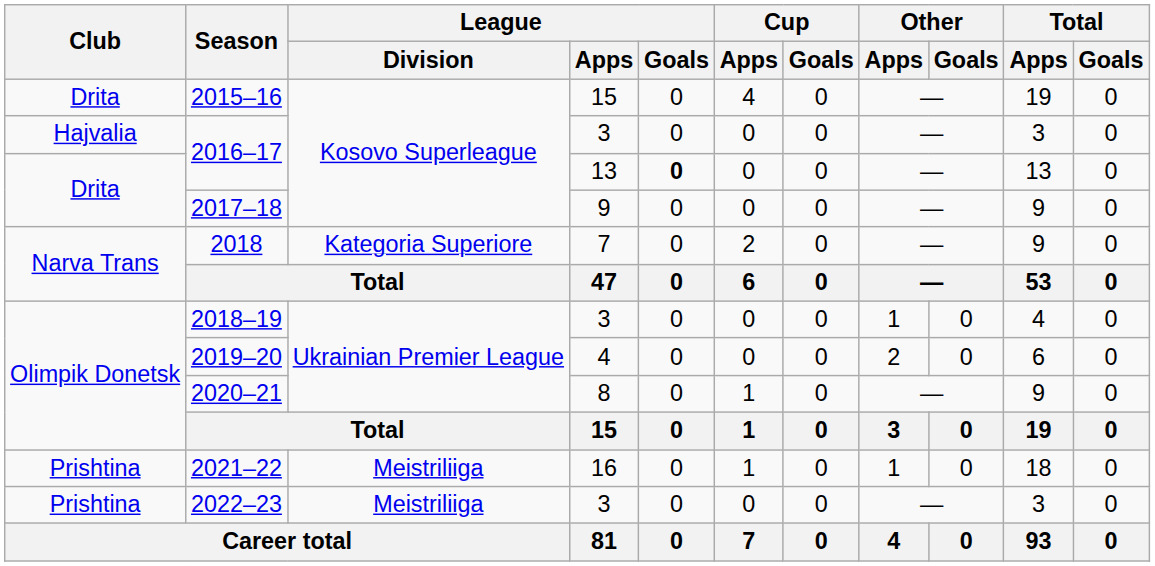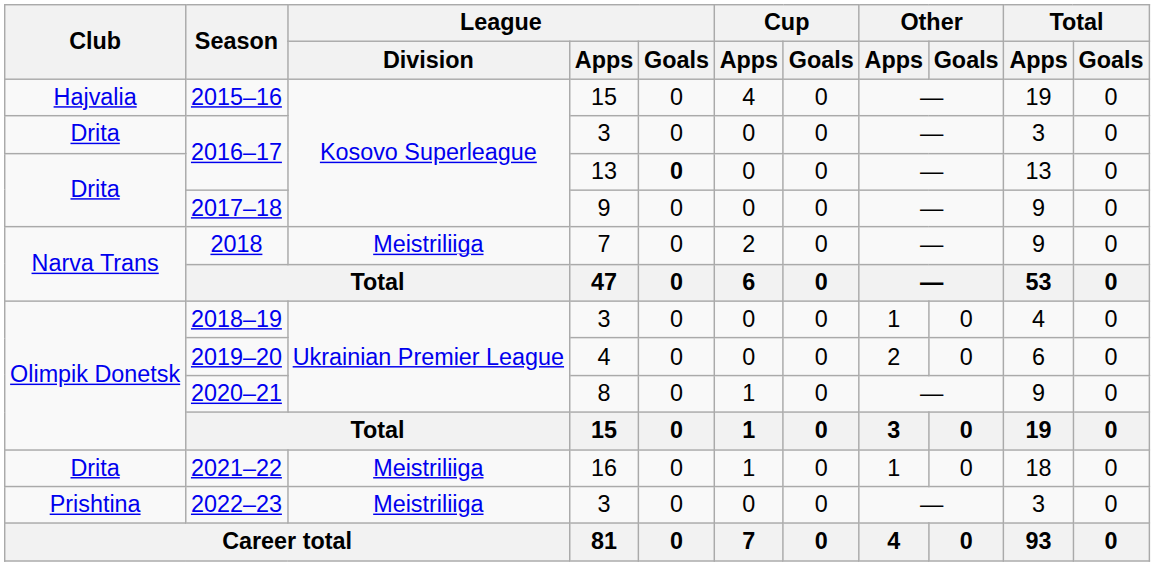(95, 97) Drita -> (95, 97) Hajvalia
(95, 134) Hajvalia -> (95, 134) Drita
(428, 245) Kategoria Superiore -> (428, 245) Meistriliiga
(95, 467) Prishtina -> (95, 467) Drita
